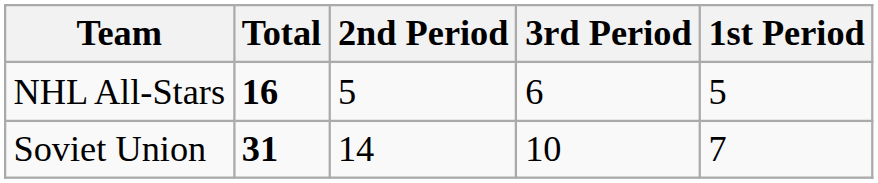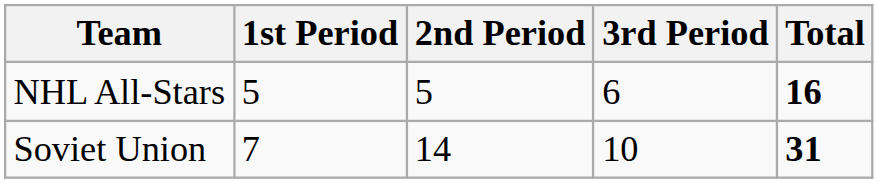columns swapped: (787, 33) <-> (281, 33)
